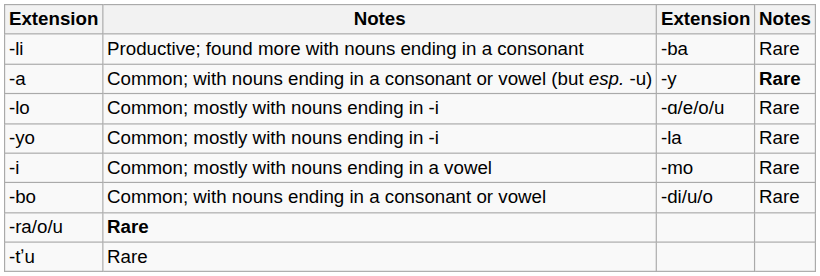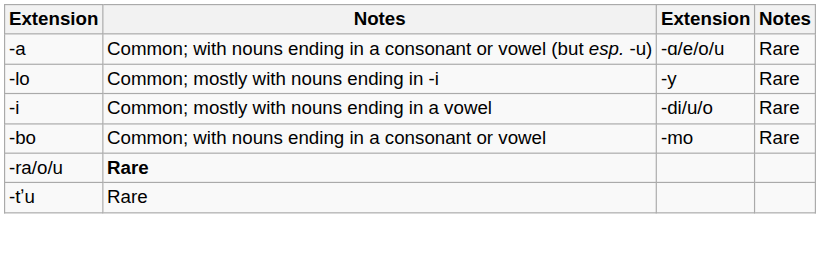- row: (16, 49)
(669, 78) -y -> (693, 49) -ɑ/e/o/u
(780, 78) bold -> (779, 49) normal
(693, 108) -ɑ/e/o/u -> (669, 78) -y
- row: (22, 138)
(677, 167) -mo -> (687, 108) -di/u/o
(687, 197) -di/u/o -> (677, 138) -mo
